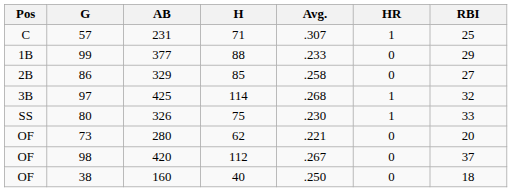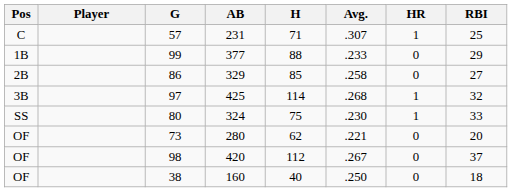+ column: (91, 14)
(162, 116) 326 -> (235, 116) 324
